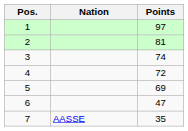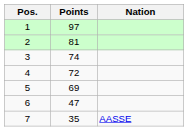columns swapped: (94, 12) <-> (160, 12)
